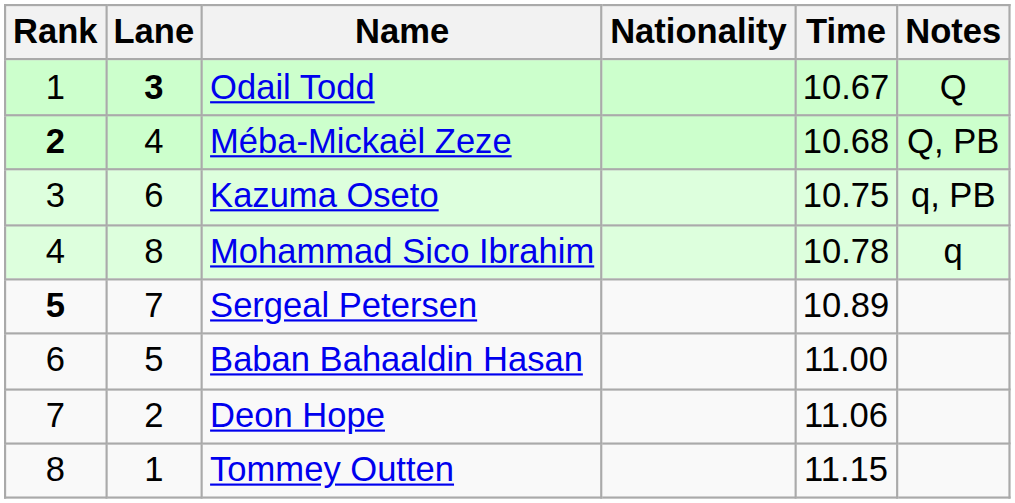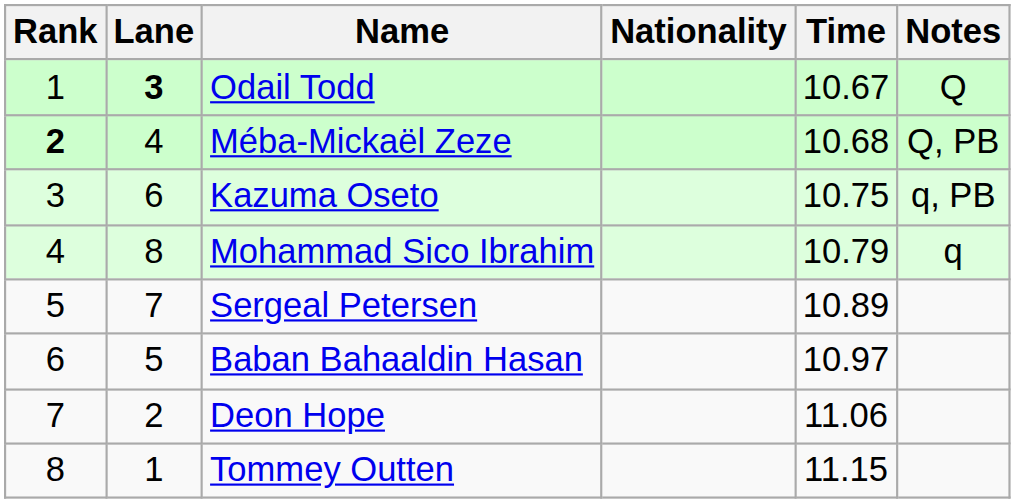(846, 251) 10.78 -> (846, 251) 10.79
(55, 305) bold -> (55, 305) normal
(846, 360) 11.00 -> (846, 360) 10.97
